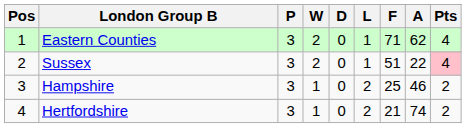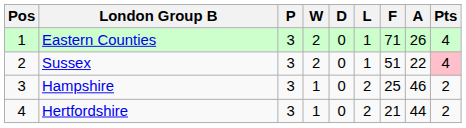(418, 39) 62 -> (418, 39) 26
(418, 110) 74 -> (418, 110) 44
